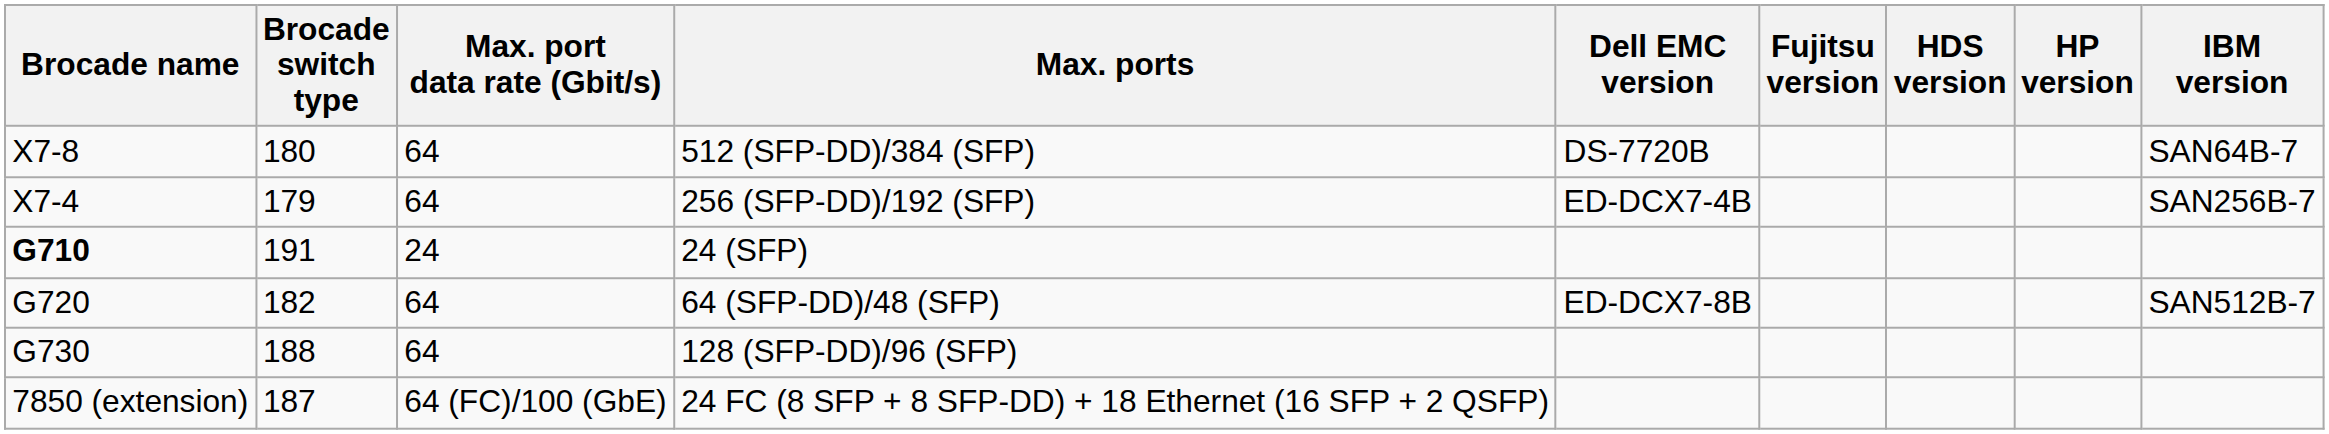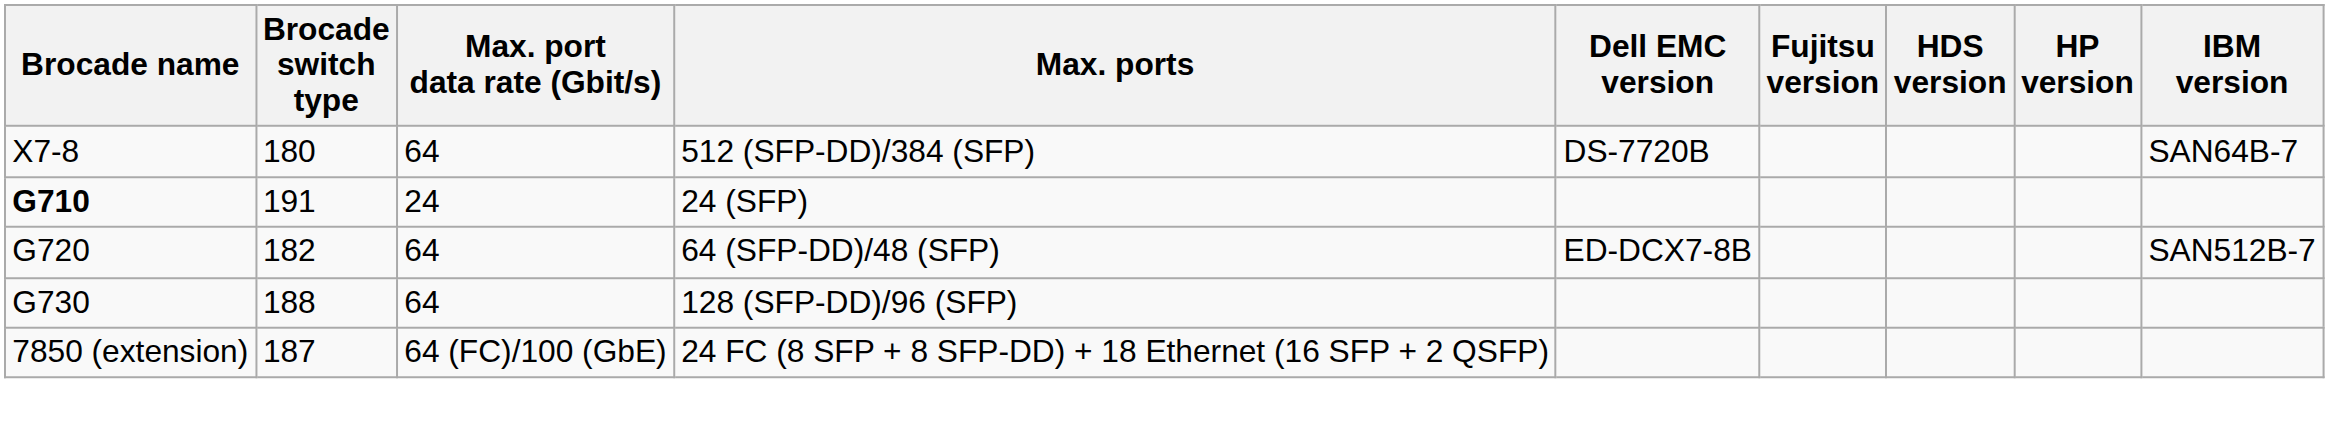- row: (858, 201)
